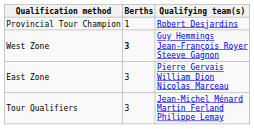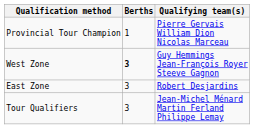(198, 24) Robert Desjardins -> (193, 33) Pierre Gervais William Dion Nicolas Marceau
(193, 77) Pierre Gervais William Dion Nicolas Marceau -> (198, 86) Robert Desjardins
